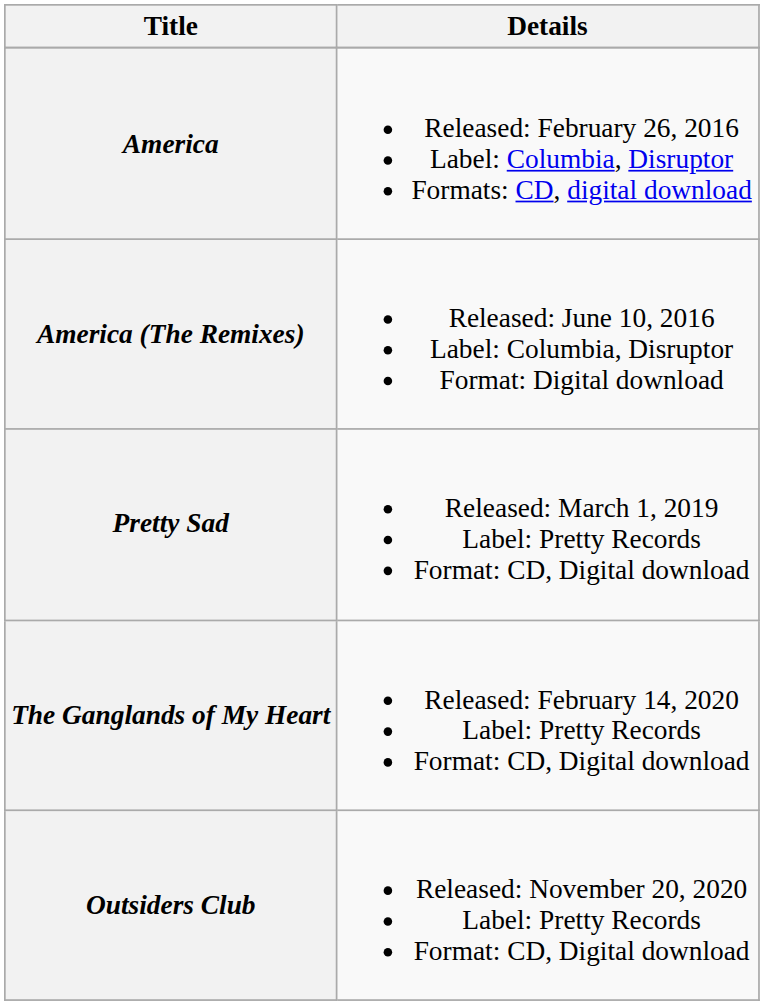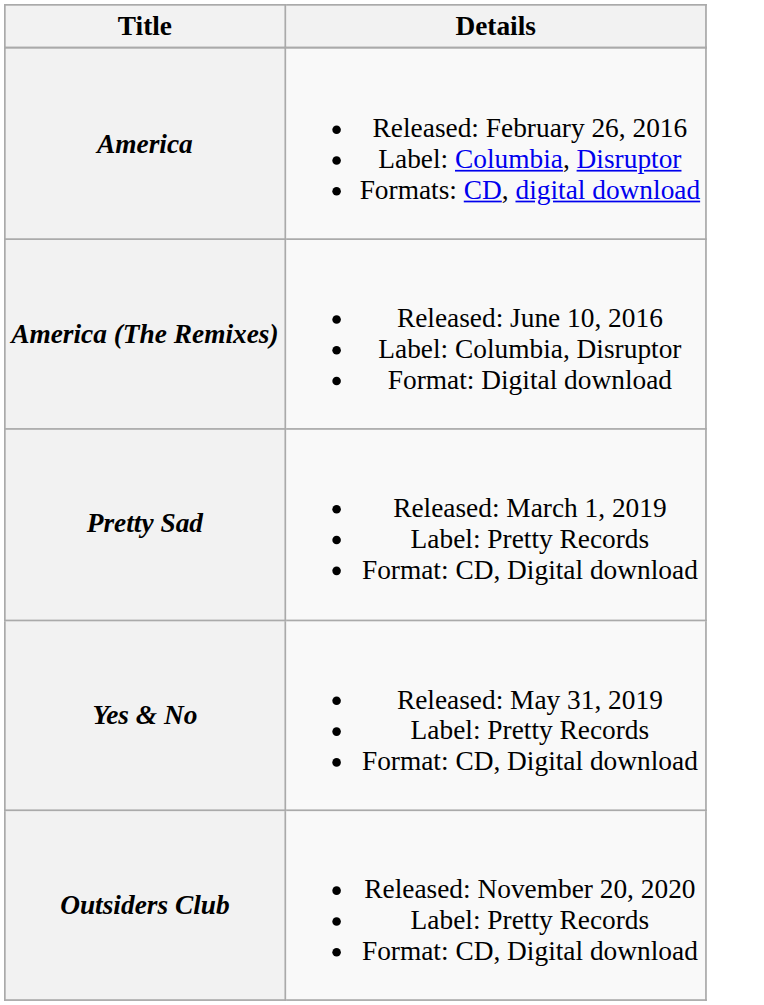+ row: (145, 714)
- row: (171, 714)
